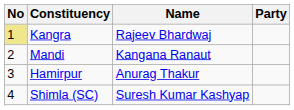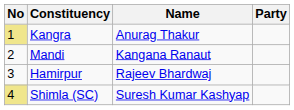(164, 34) Rajeev Bhardwaj -> (158, 34) Anurag Thakur
(158, 74) Anurag Thakur -> (164, 74) Rajeev Bhardwaj
(11, 94) no background -> (11, 94) khaki background
